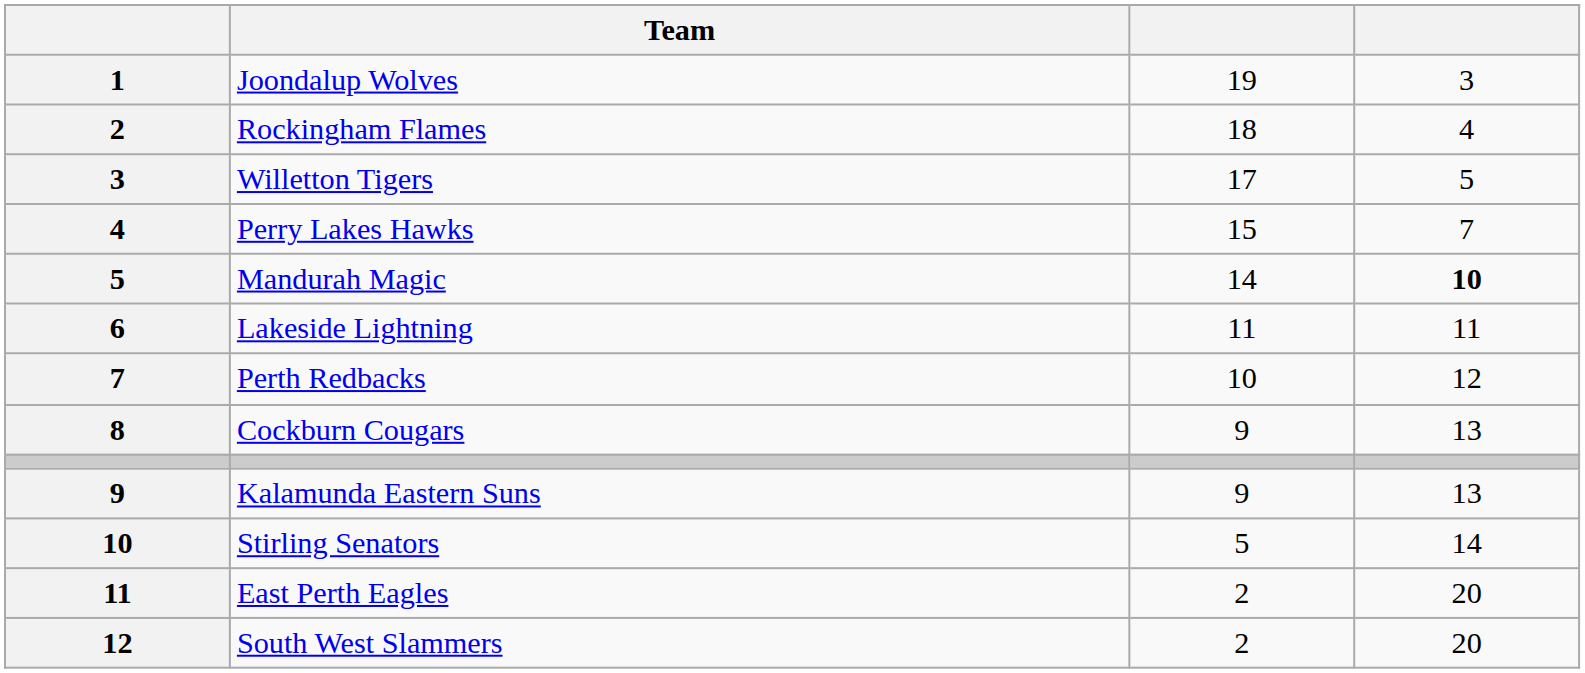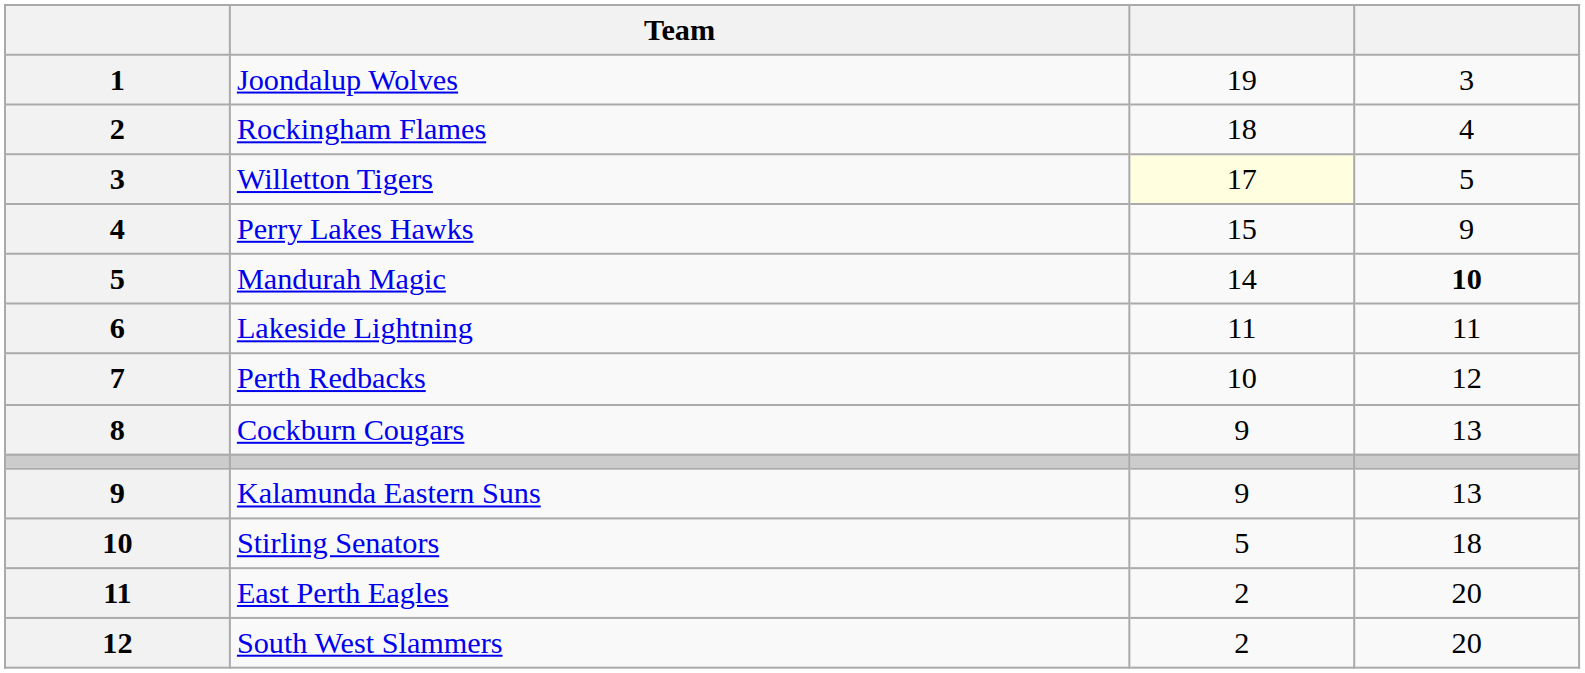(1242, 179) no background -> (1242, 179) lightyellow background
(1467, 229) 7 -> (1467, 229) 9
(1467, 542) 14 -> (1467, 542) 18
